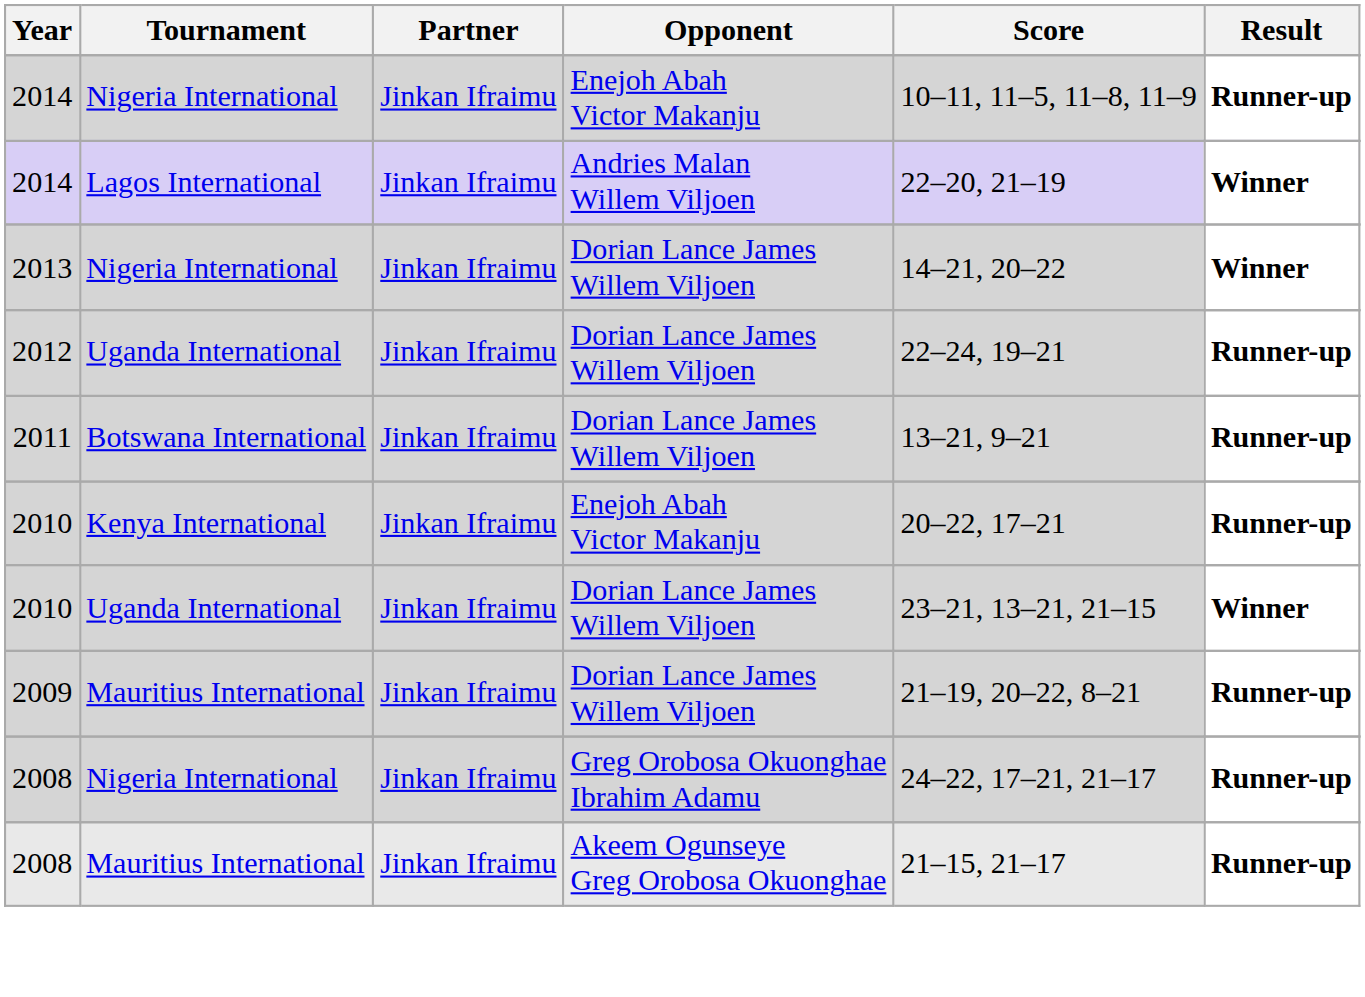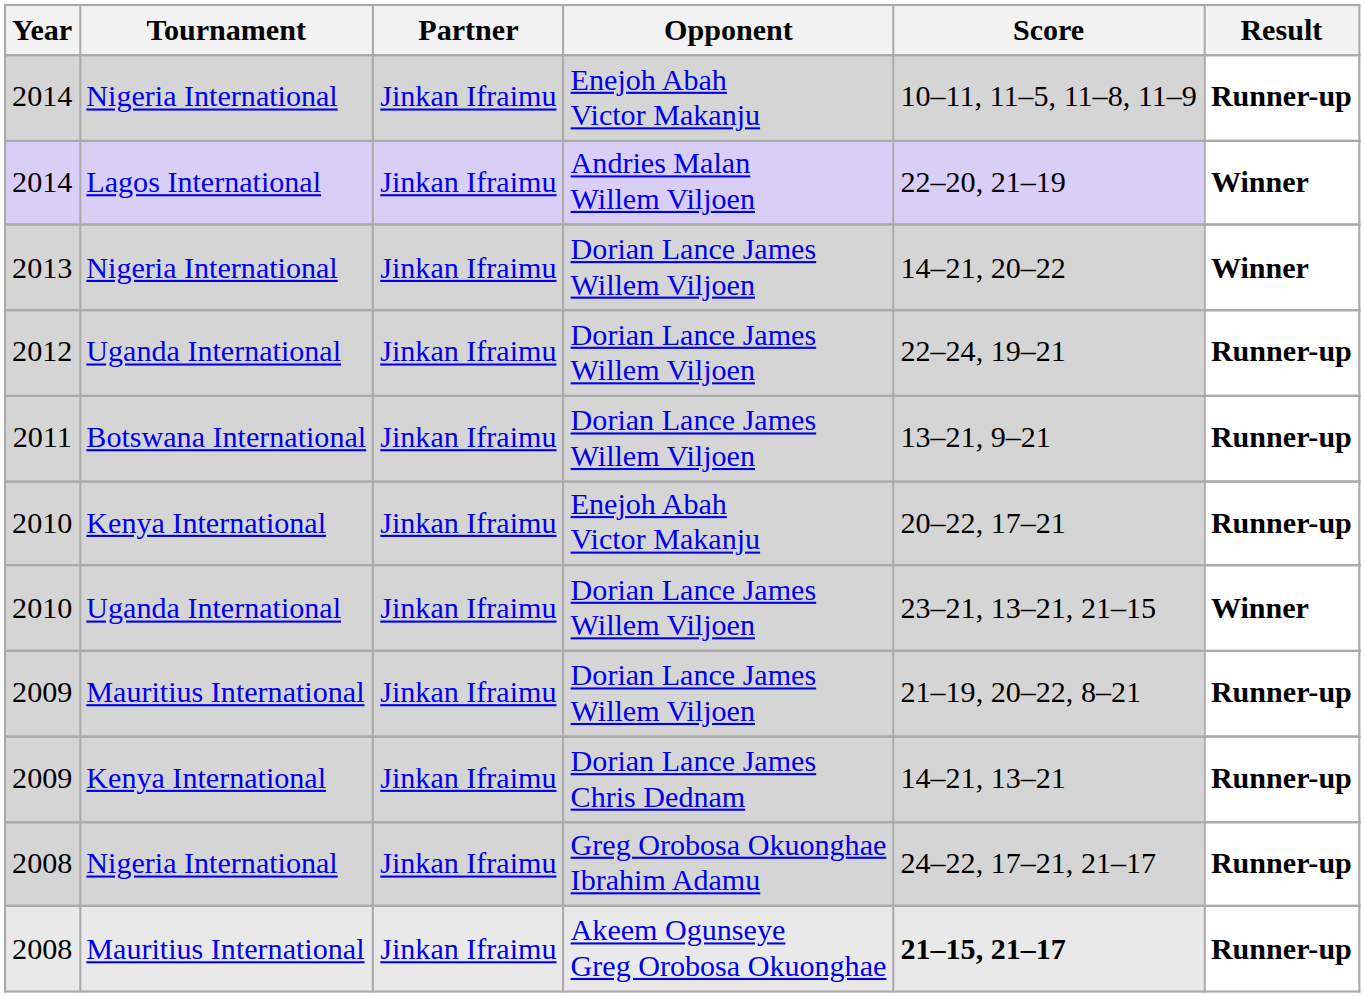+ row: (42, 778)
(983, 863) normal -> (983, 948) bold
